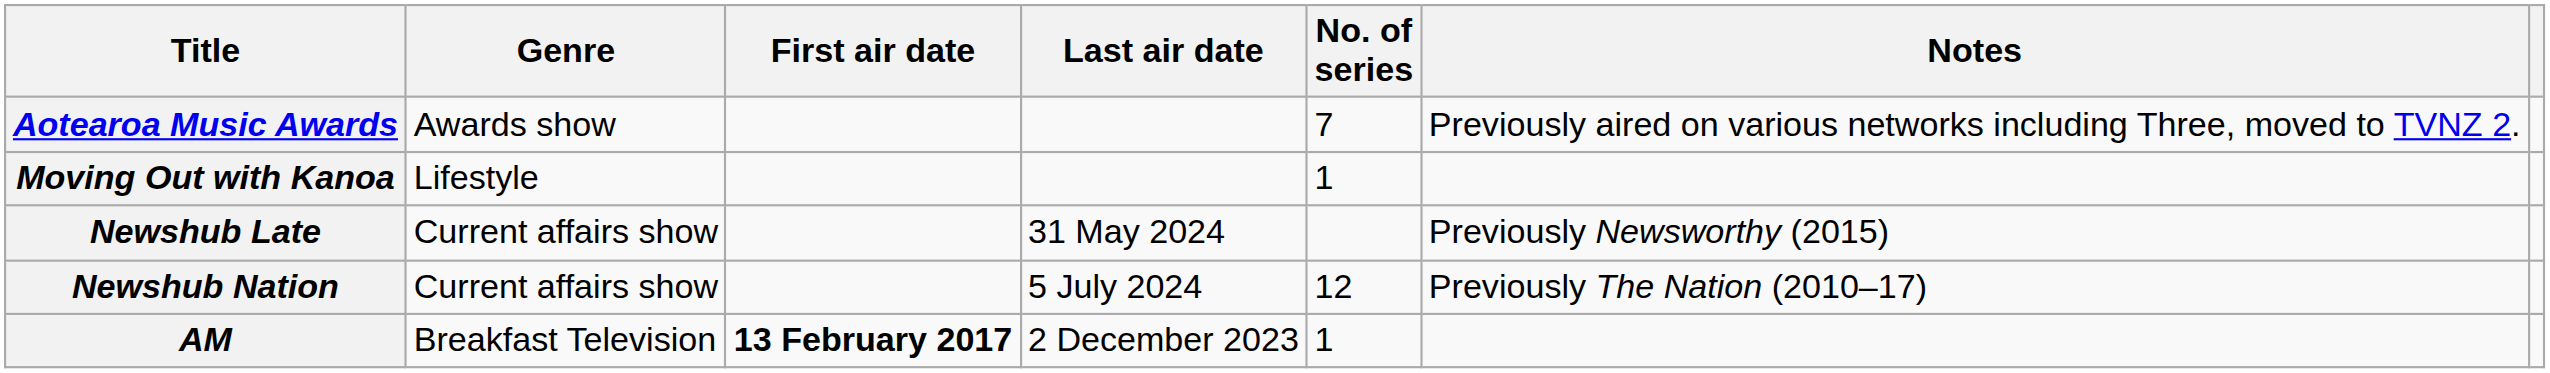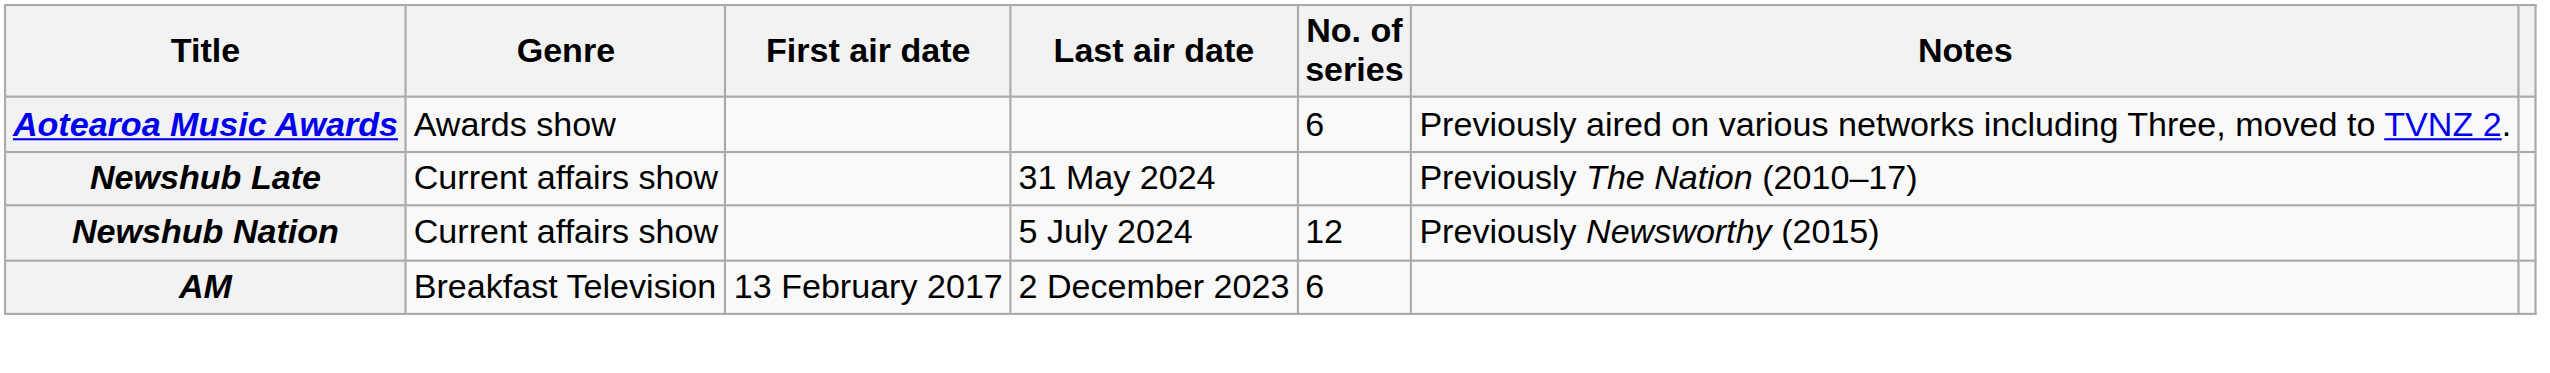(1324, 123) 7 -> (1315, 123) 6
- row: (205, 177)
(1659, 232) Previously Newsworthy (2015) -> (1668, 177) Previously The Nation (2010–17)
(1678, 286) Previously The Nation (2010–17) -> (1650, 232) Previously Newsworthy (2015)
(873, 340) bold -> (868, 286) normal
(1324, 340) 1 -> (1315, 286) 6
